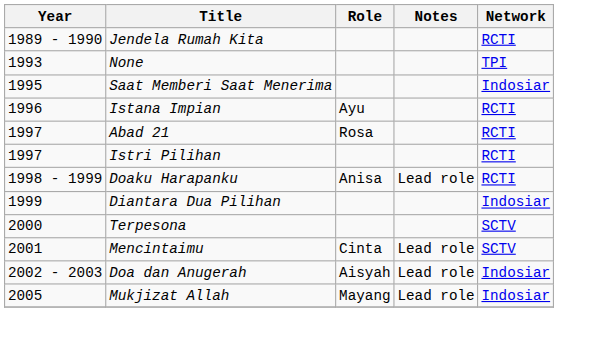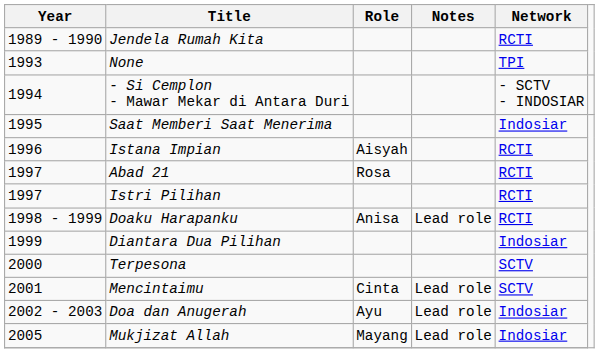+ row: (229, 94)
(352, 109) Ayu -> (382, 149) Aisyah
(365, 273) Aisyah -> (369, 312) Ayu
